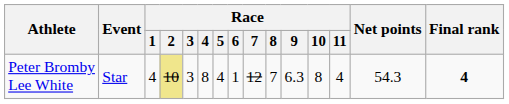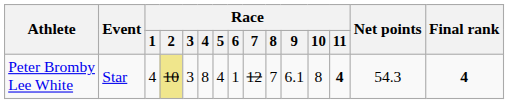(294, 76) 6.3 -> (294, 76) 6.1
(340, 76) normal -> (340, 76) bold
